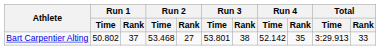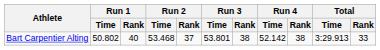(133, 39) 37 -> (133, 39) 40
(189, 39) 27 -> (189, 39) 37
(300, 39) 35 -> (300, 39) 38
